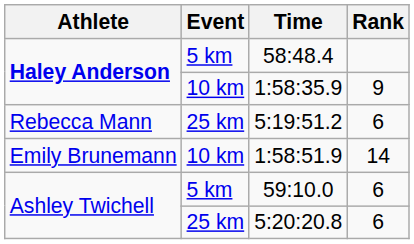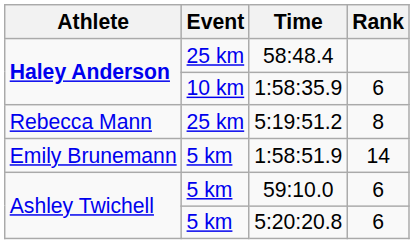(210, 55) 5 km -> (215, 55) 25 km
(378, 89) 9 -> (378, 89) 6
(378, 122) 6 -> (378, 122) 8
(215, 156) 10 km -> (210, 156) 5 km
(215, 223) 25 km -> (210, 223) 5 km
